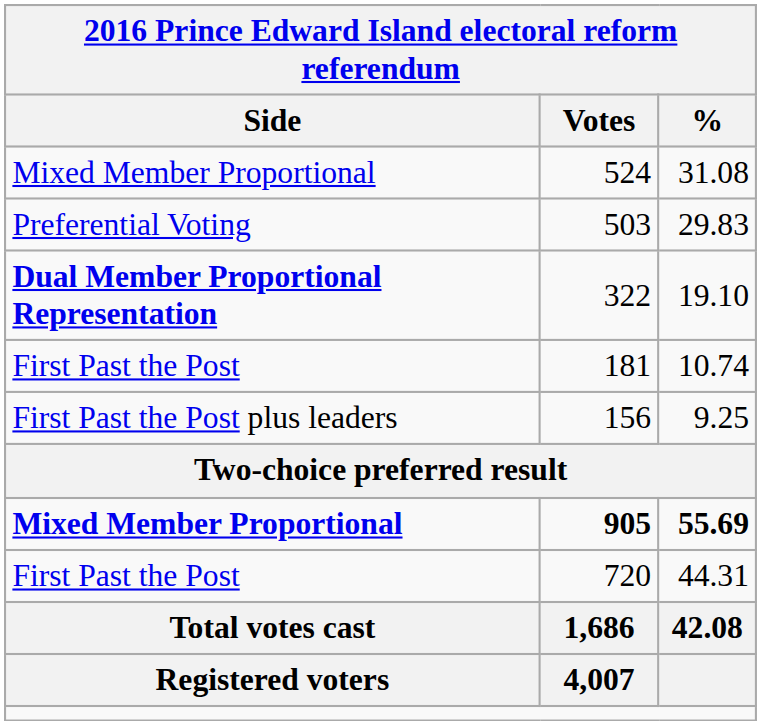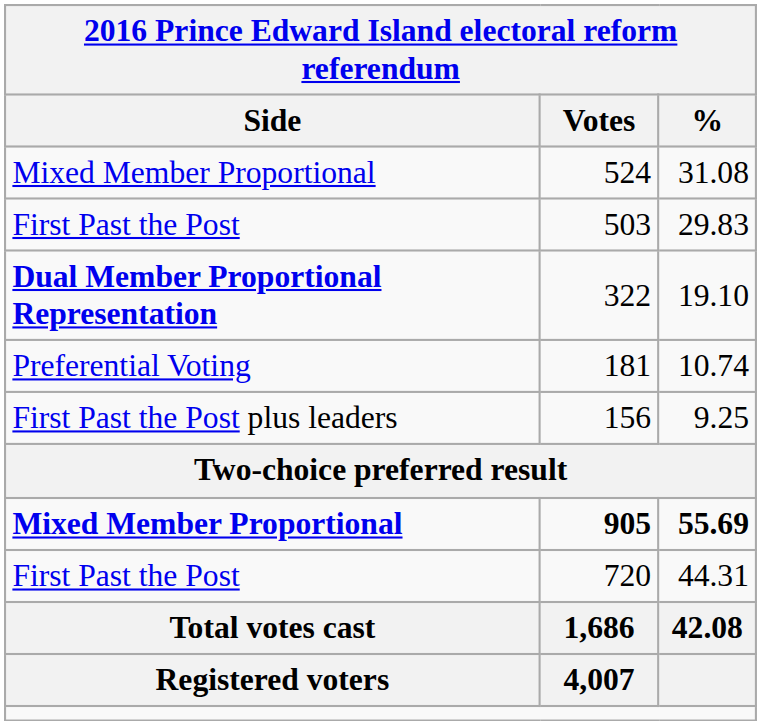(132, 224) Preferential Voting -> (126, 224) First Past the Post
(126, 366) First Past the Post -> (132, 366) Preferential Voting
